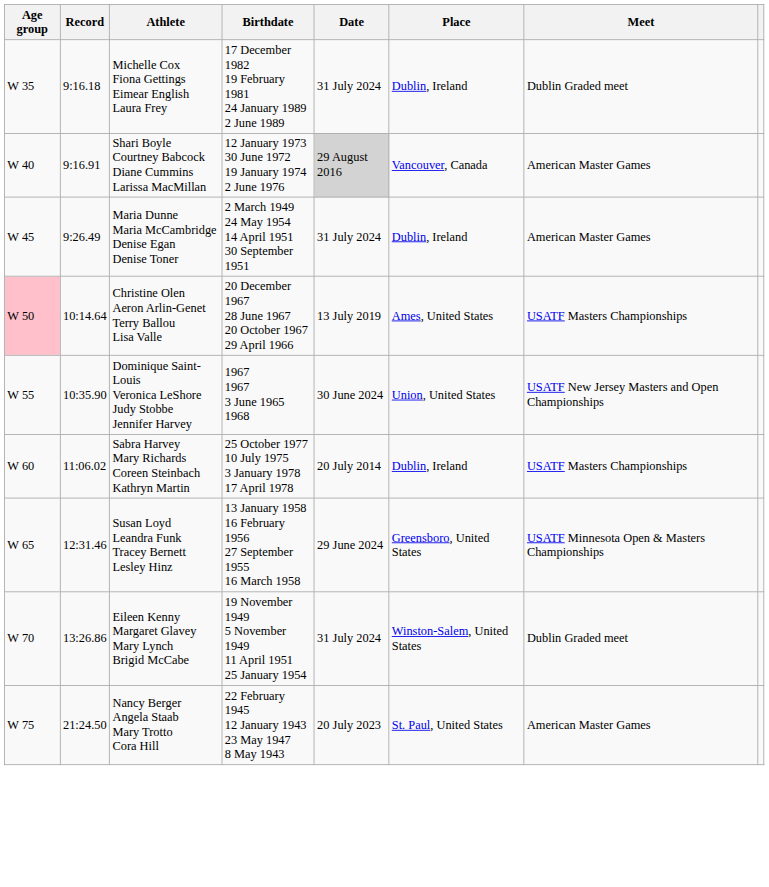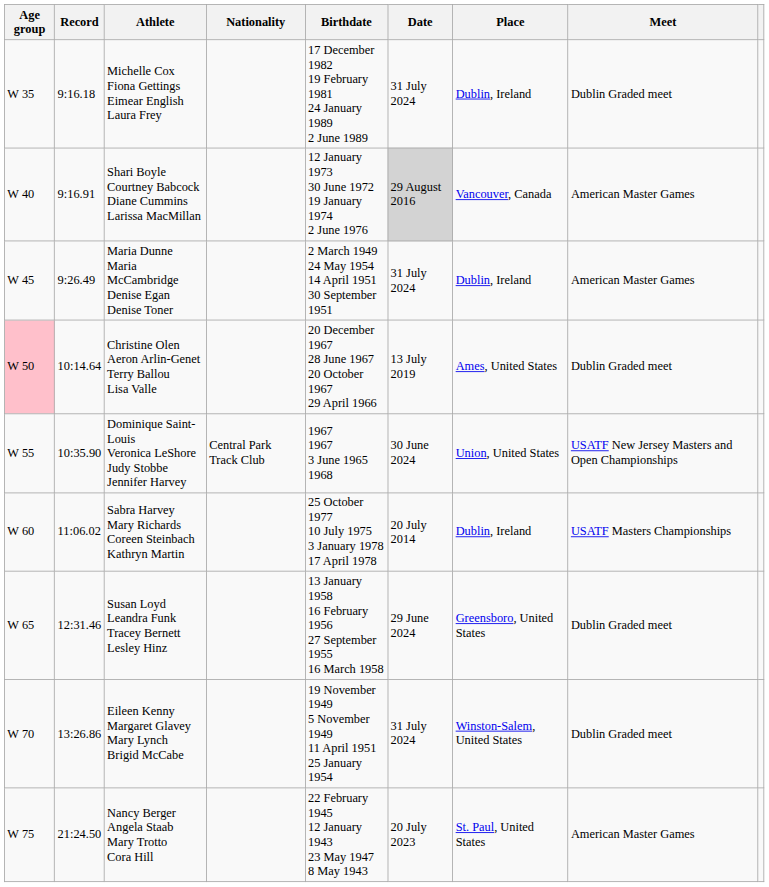+ column: (256, 22)
(607, 316) USATF Masters Championships -> (621, 367) Dublin Graded meet
(616, 545) USATF Minnesota Open & Masters Championships -> (621, 625) Dublin Graded meet
